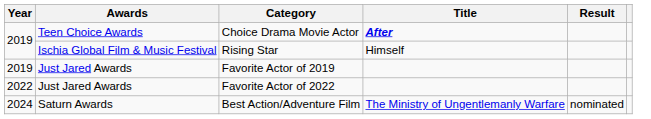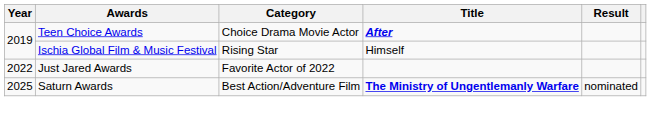- row: (278, 68)
(20, 104) 2024 -> (20, 86) 2025
(465, 104) normal -> (472, 86) bold
